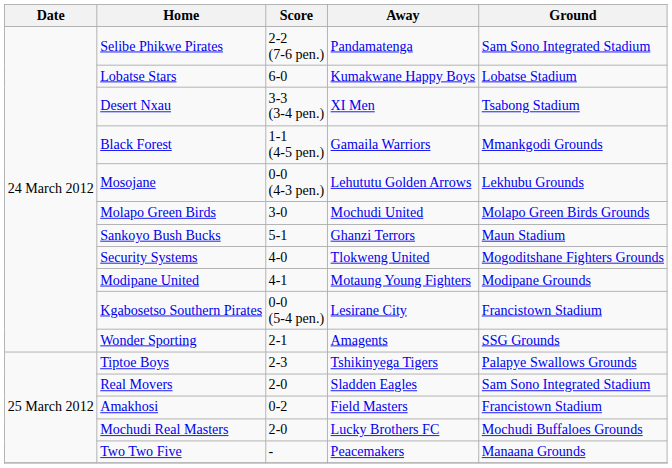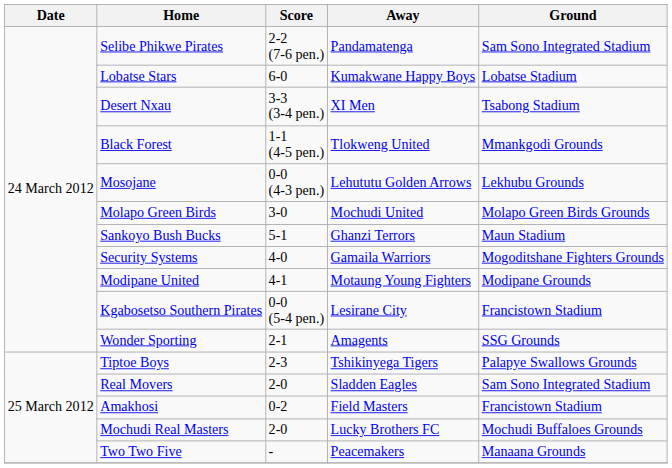(381, 144) Gamaila Warriors -> (380, 144) Tlokweng United
(380, 257) Tlokweng United -> (381, 257) Gamaila Warriors
